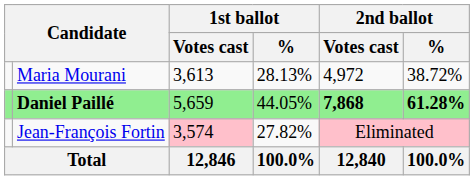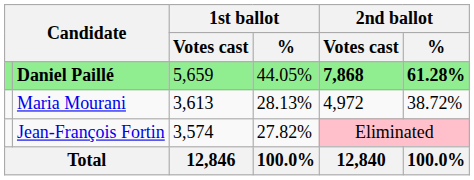rows swapped: (65, 103) <-> (71, 75)
(193, 132) pink background -> (193, 132) no background
